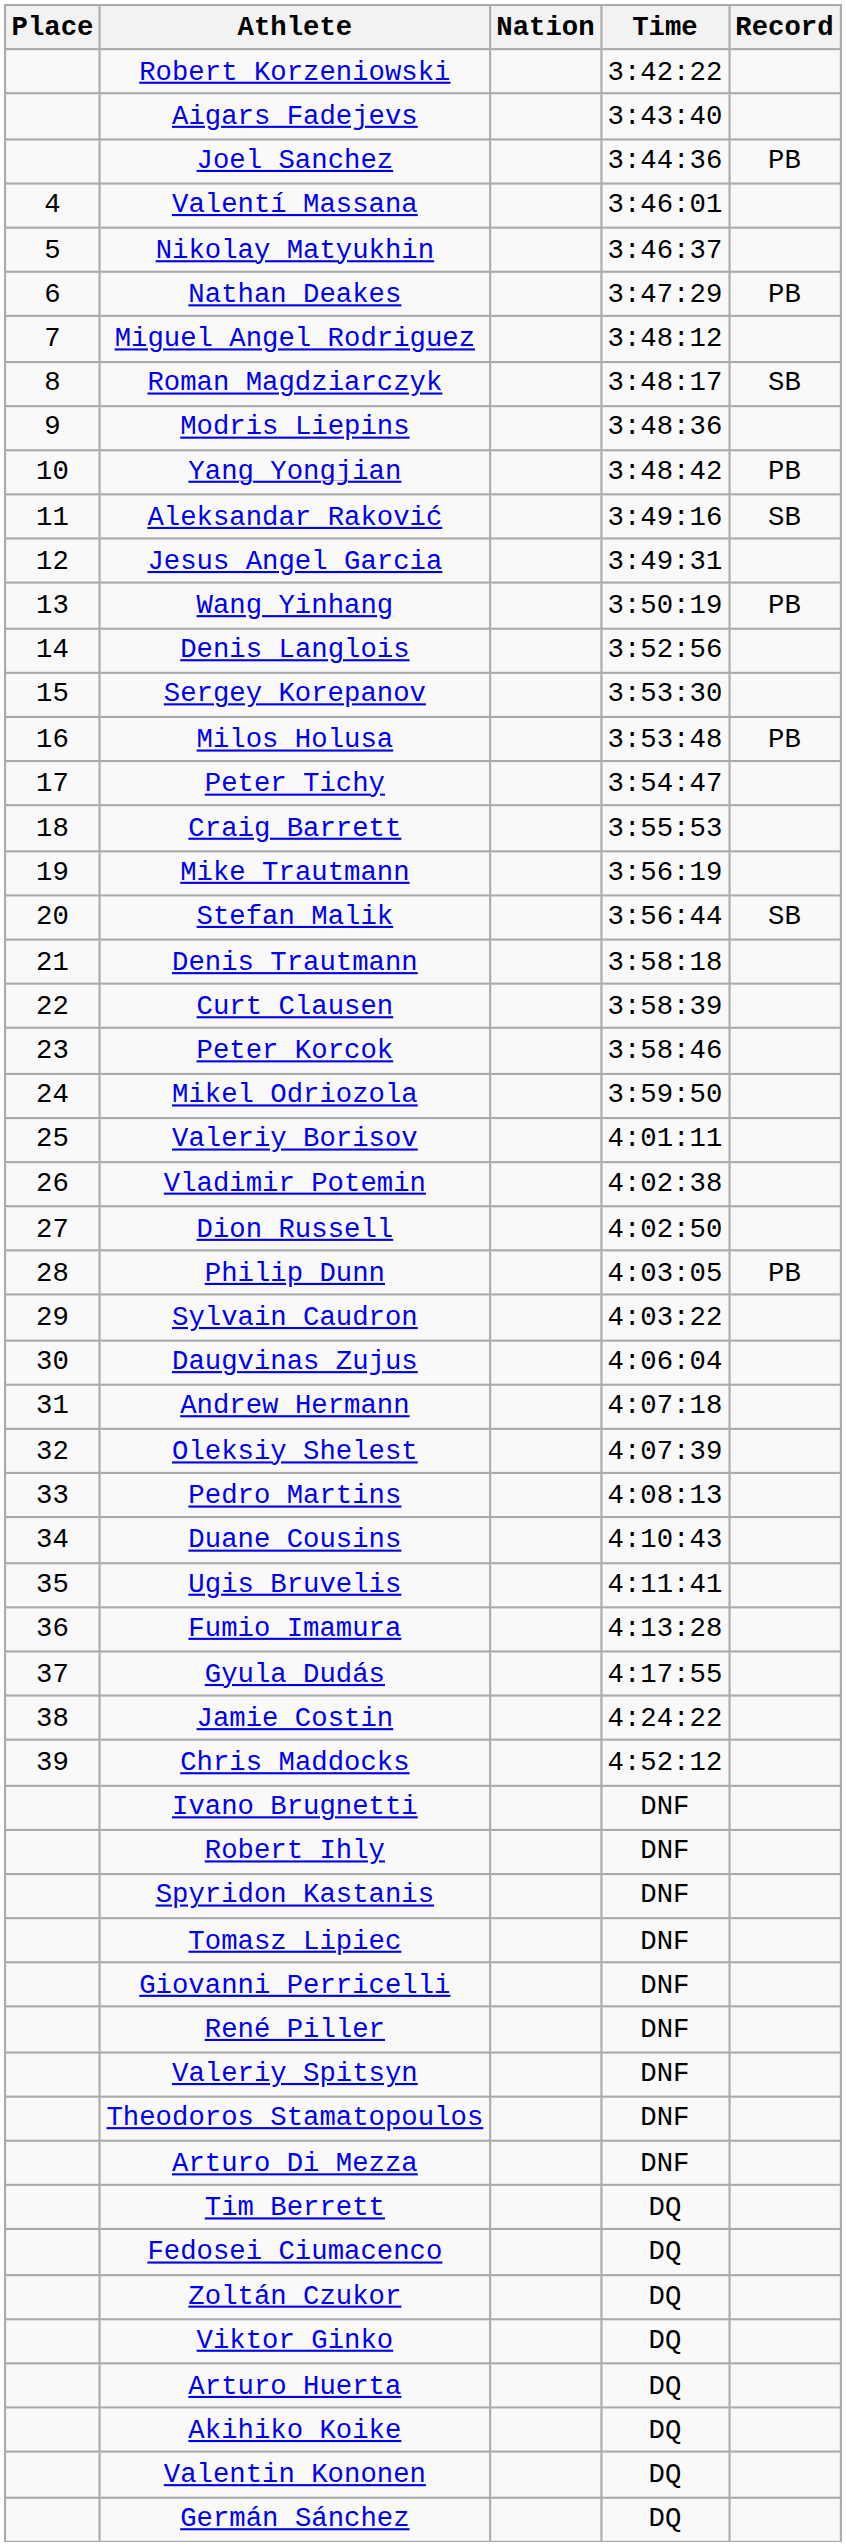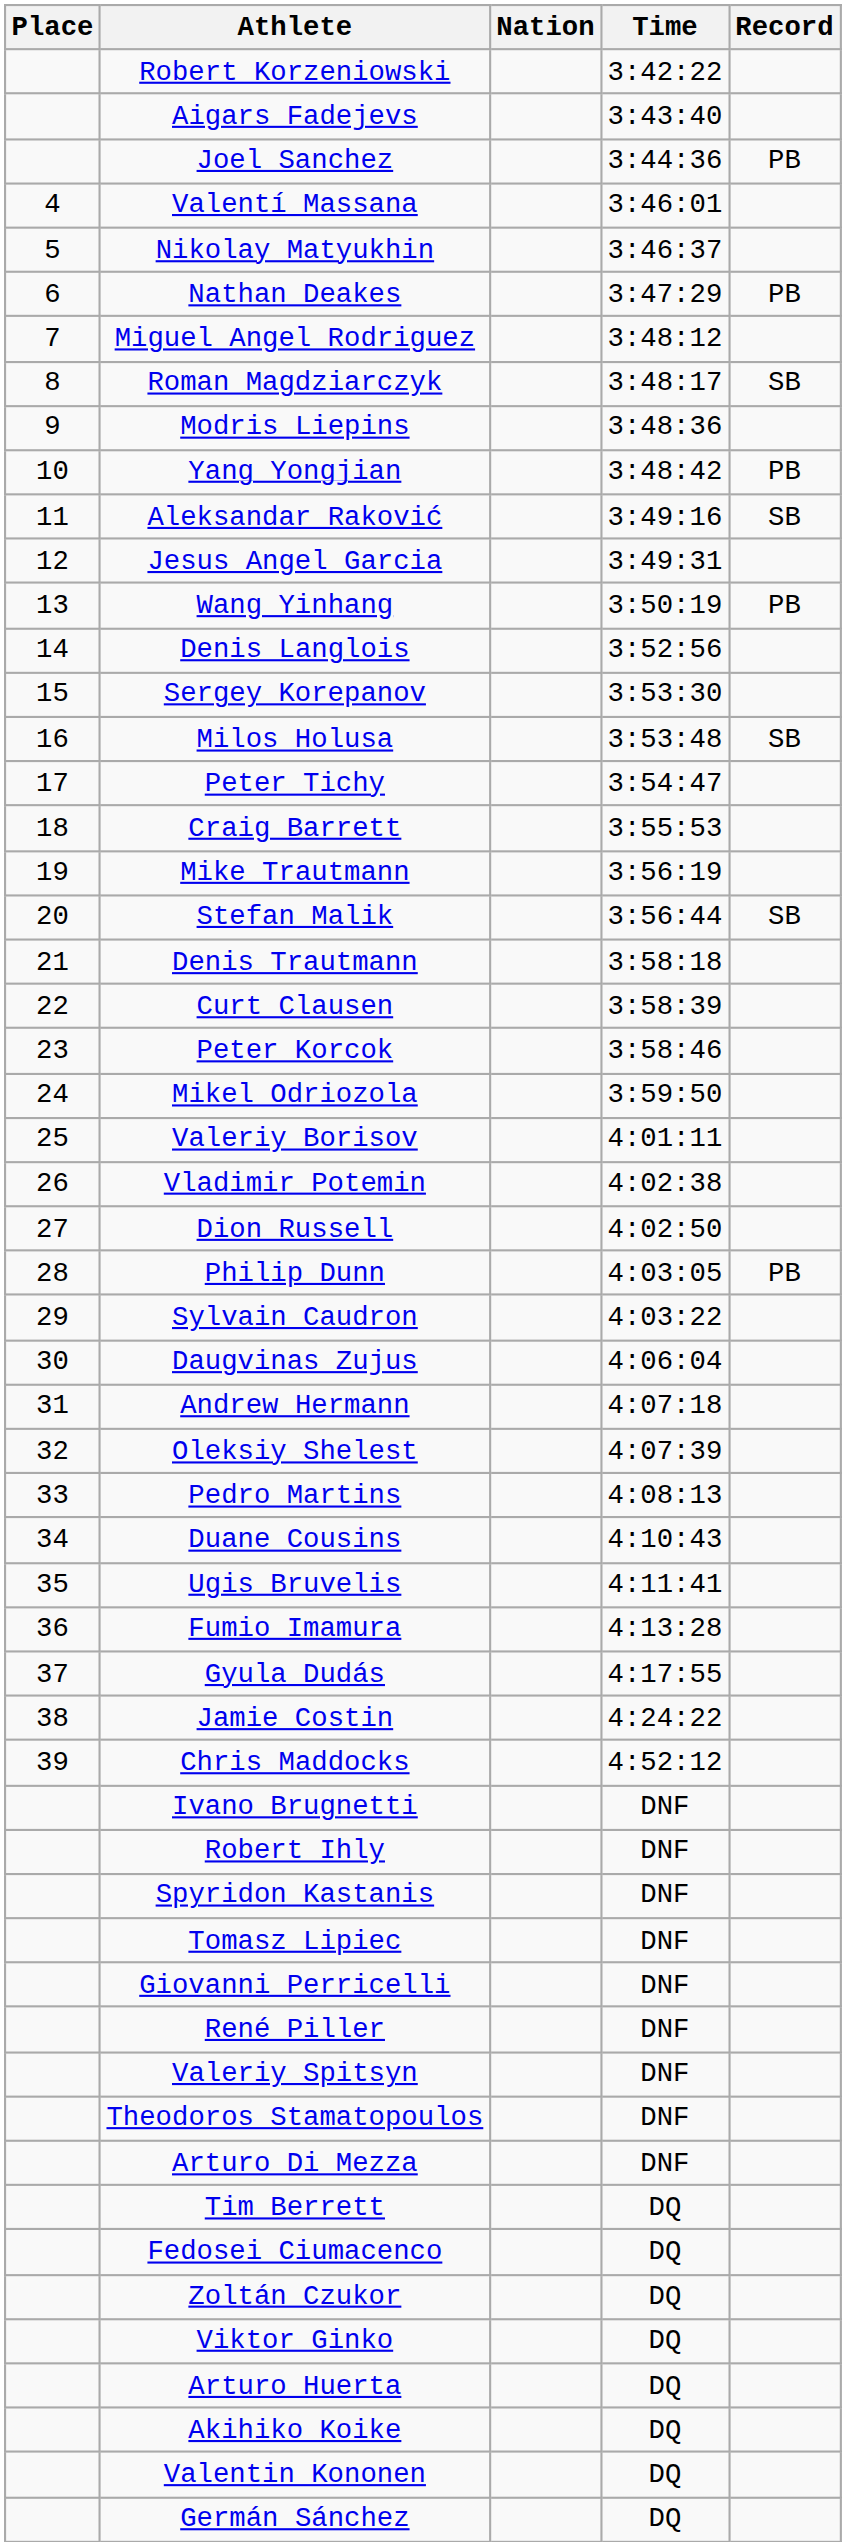(784, 739) PB -> (784, 739) SB
